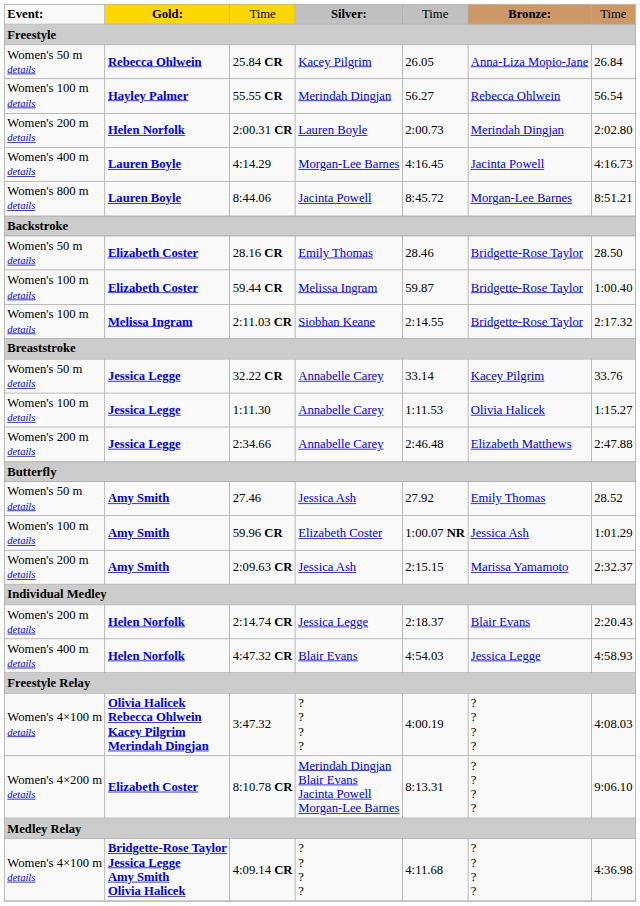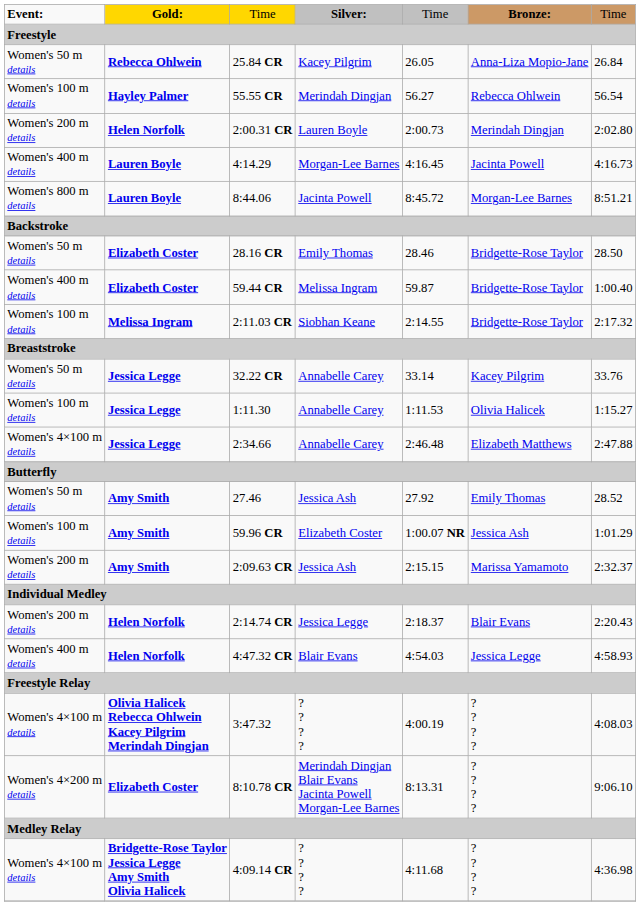(48, 287) Women's 100 m details -> (48, 287) Women's 400 m details
(48, 444) Women's 200 m details -> (55, 444) Women's 4×100 m details
